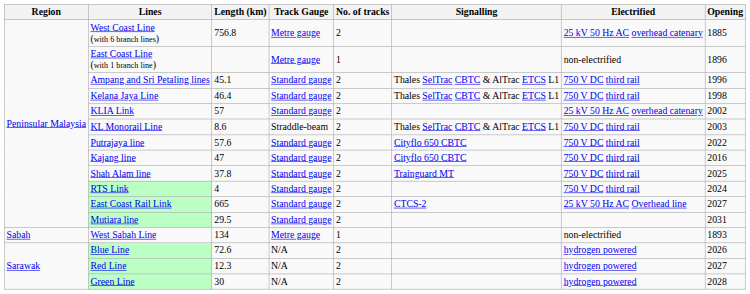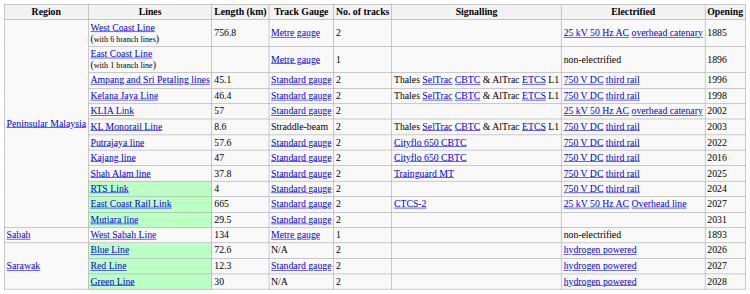(279, 266) N/A -> (301, 266) Standard gauge
